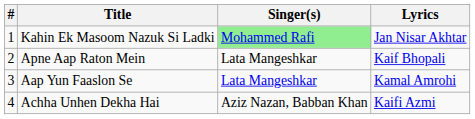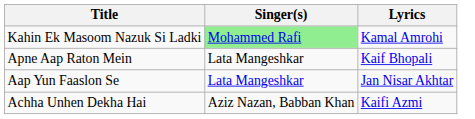- column: (11, 15)
(420, 37) Jan Nisar Akhtar -> (402, 37) Kamal Amrohi
(415, 80) Kamal Amrohi -> (407, 80) Jan Nisar Akhtar
